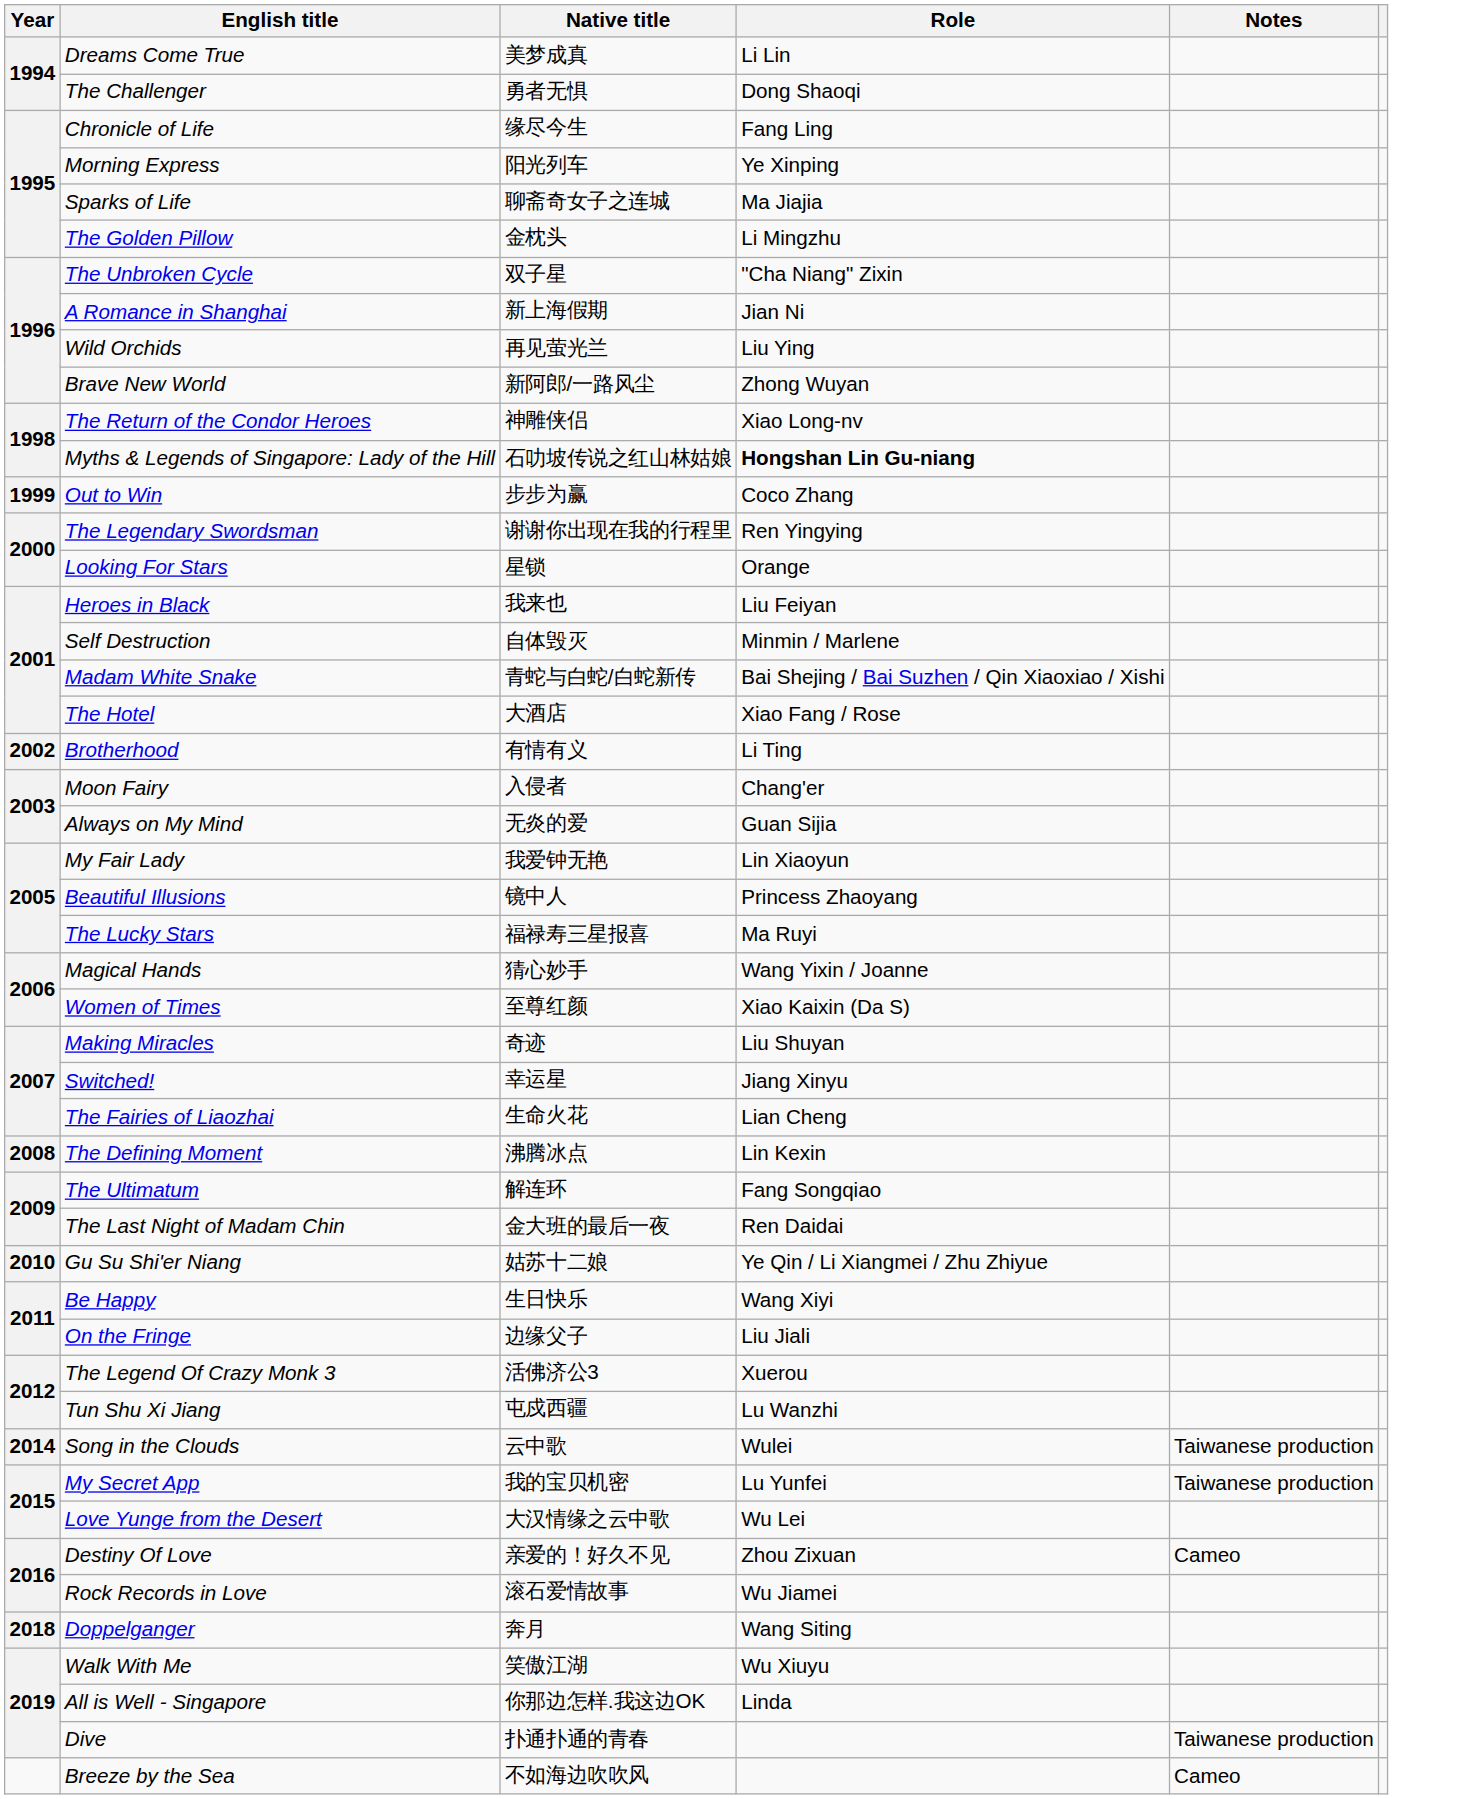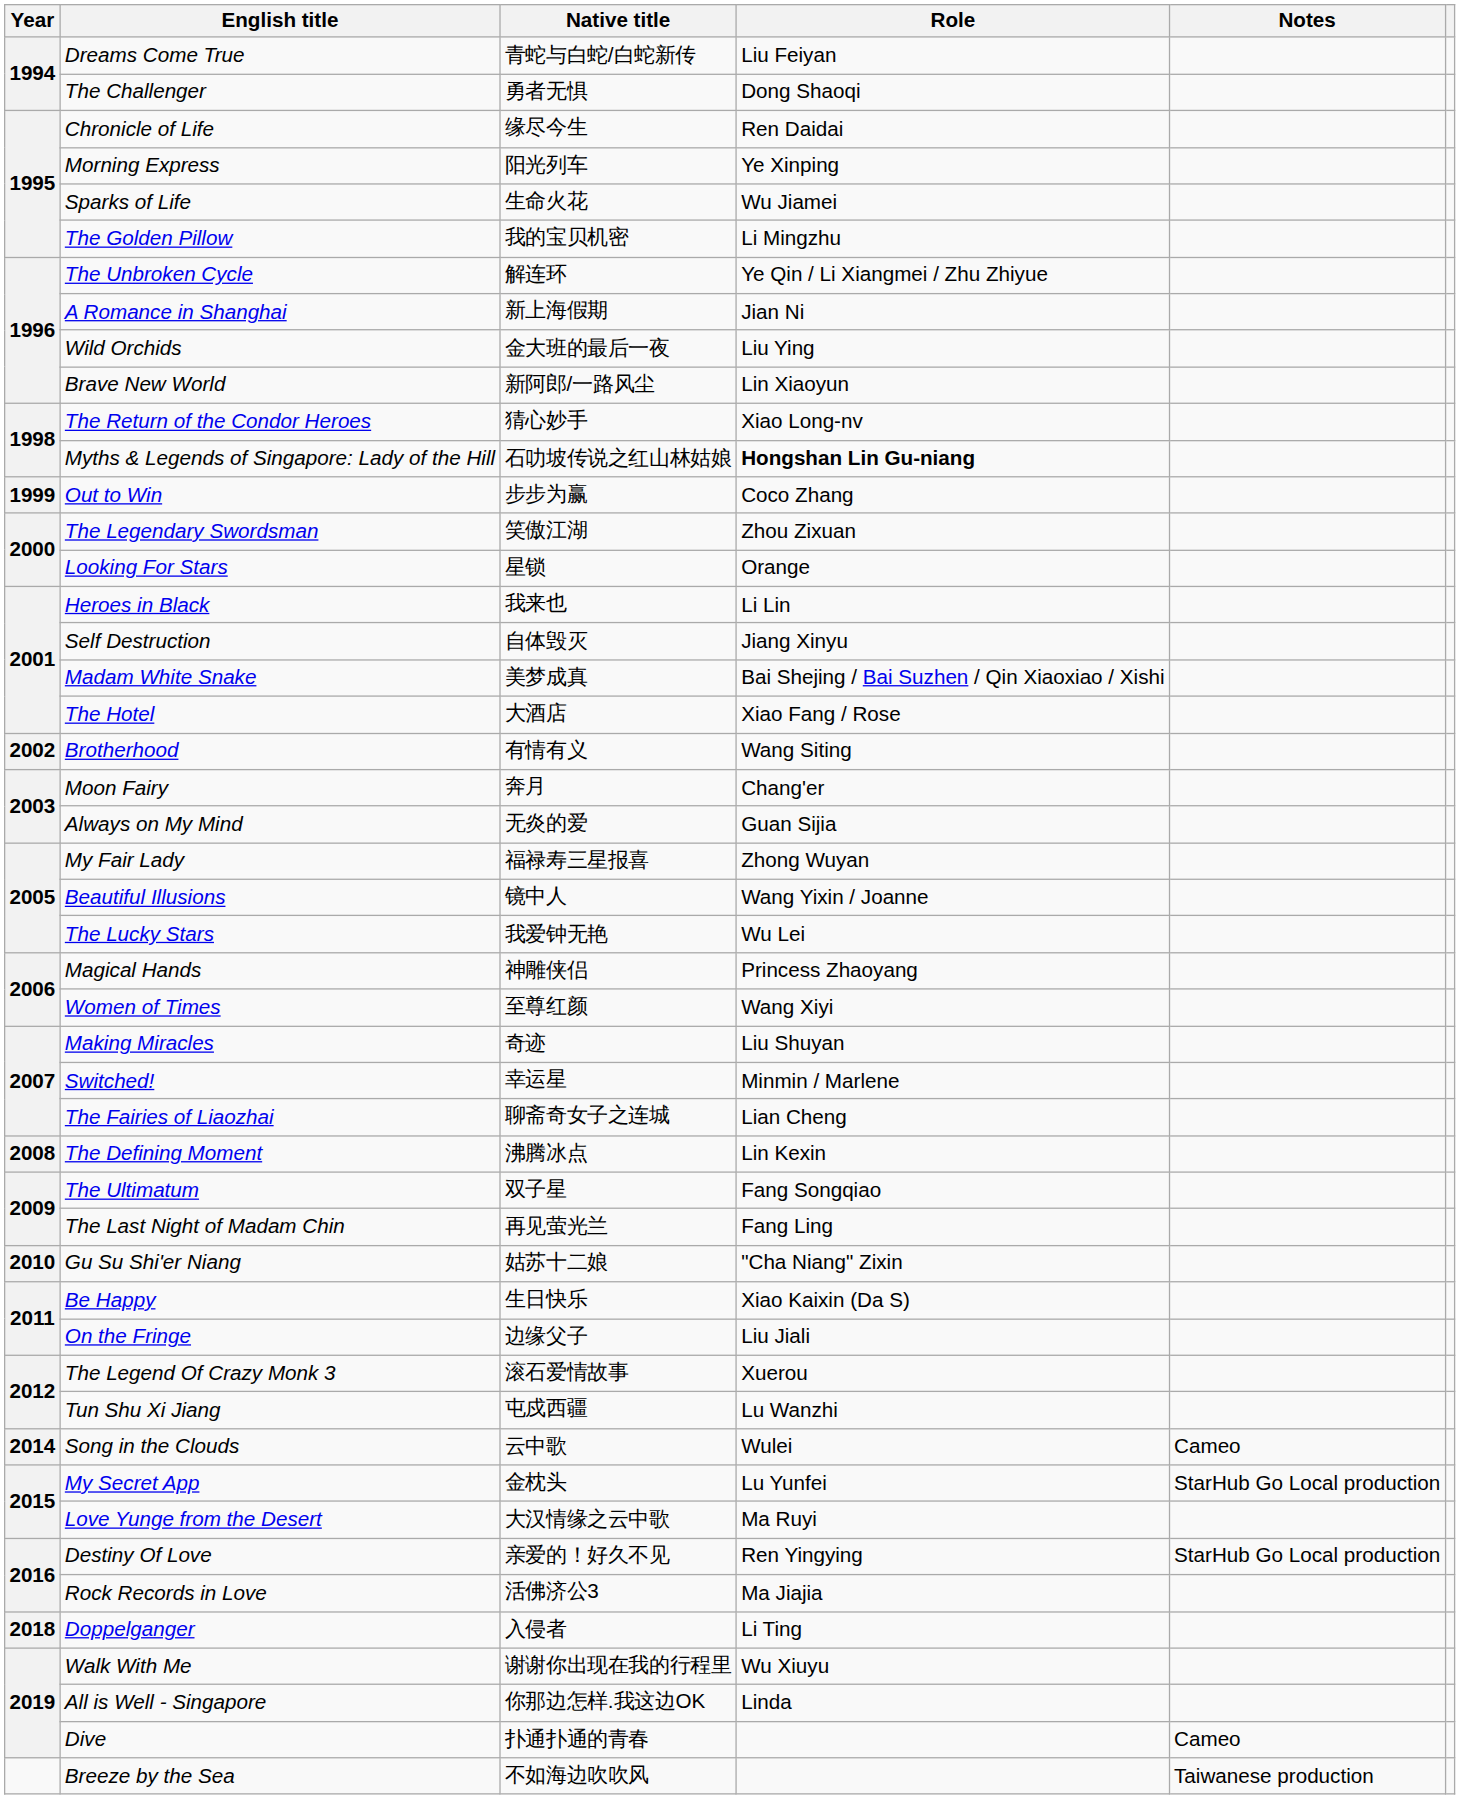(546, 54) 美梦成真 -> (600, 54) 青蛇与白蛇/白蛇新传
(766, 55) Li Lin -> (789, 55) Liu Feiyan
(787, 128) Fang Ling -> (792, 128) Ren Daidai
(587, 201) 聊斋奇女子之连城 -> (546, 201) 生命火花
(782, 201) Ma Jiajia -> (789, 201) Wu Jiamei
(536, 237) 金枕头 -> (567, 237) 我的宝贝机密
(536, 274) 双子星 -> (536, 274) 解连环
(822, 275) "Cha Niang" Zixin -> (895, 275) Ye Qin / Li Xiangmei / Zhu Zhiyue
(556, 347) 再见萤光兰 -> (587, 347) 金大班的最后一夜
(805, 384) Zhong Wuyan -> (795, 384) Lin Xiaoyun
(546, 420) 神雕侠侣 -> (546, 420) 猜心妙手
(618, 530) 谢谢你出现在我的行程里 -> (546, 530) 笑傲江湖
(802, 531) Ren Yingying -> (799, 531) Zhou Zixuan
(789, 604) Liu Feiyan -> (766, 604) Li Lin
(820, 641) Minmin / Marlene -> (795, 641) Jiang Xinyu
(600, 677) 青蛇与白蛇/白蛇新传 -> (546, 677) 美梦成真
(772, 751) Li Ting -> (796, 751) Wang Siting
(536, 786) 入侵者 -> (525, 786) 奔月
(556, 860) 我爱钟无艳 -> (577, 860) 福禄寿三星报喜
(795, 860) Lin Xiaoyun -> (805, 860) Zhong Wuyan
(829, 897) Princess Zhaoyang -> (835, 897) Wang Yixin / Joanne
(577, 933) 福禄寿三星报喜 -> (556, 933) 我爱钟无艳
(779, 934) Ma Ruyi -> (773, 934) Wu Lei
(546, 969) 猜心妙手 -> (546, 969) 神雕侠侣
(835, 970) Wang Yixin / Joanne -> (829, 970) Princess Zhaoyang
(825, 1007) Xiao Kaixin (Da S) -> (787, 1007) Wang Xiyi
(795, 1080) Jiang Xinyu -> (820, 1080) Minmin / Marlene
(546, 1116) 生命火花 -> (587, 1116) 聊斋奇女子之连城
(536, 1189) 解连环 -> (536, 1189) 双子星
(587, 1226) 金大班的最后一夜 -> (556, 1226) 再见萤光兰
(792, 1226) Ren Daidai -> (787, 1226) Fang Ling
(895, 1263) Ye Qin / Li Xiangmei / Zhu Zhiyue -> (822, 1263) "Cha Niang" Zixin
(787, 1300) Wang Xiyi -> (825, 1300) Xiao Kaixin (Da S)
(552, 1372) 活佛济公3 -> (567, 1372) 滚石爱情故事
(1274, 1446) Taiwanese production -> (1207, 1446) Cameo
(567, 1482) 我的宝贝机密 -> (536, 1482) 金枕头
(1274, 1483) Taiwanese production -> (1307, 1483) StarHub Go Local production
(773, 1519) Wu Lei -> (779, 1519) Ma Ruyi
(799, 1556) Zhou Zixuan -> (802, 1556) Ren Yingying
(1207, 1556) Cameo -> (1307, 1556) StarHub Go Local production
(567, 1592) 滚石爱情故事 -> (552, 1592) 活佛济公3
(789, 1592) Wu Jiamei -> (782, 1592) Ma Jiajia
(525, 1628) 奔月 -> (536, 1628) 入侵者
(796, 1629) Wang Siting -> (772, 1629) Li Ting
(546, 1665) 笑傲江湖 -> (618, 1665) 谢谢你出现在我的行程里
(1274, 1739) Taiwanese production -> (1207, 1739) Cameo
(1207, 1775) Cameo -> (1274, 1775) Taiwanese production
